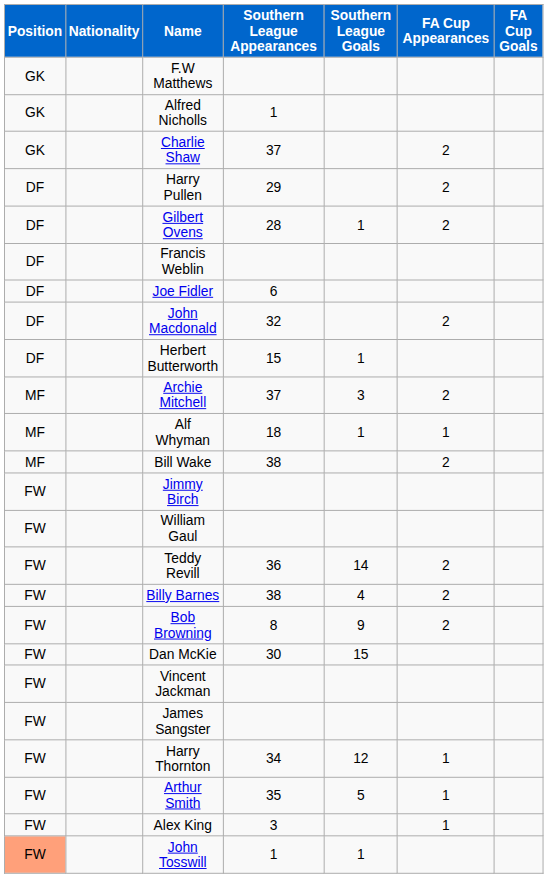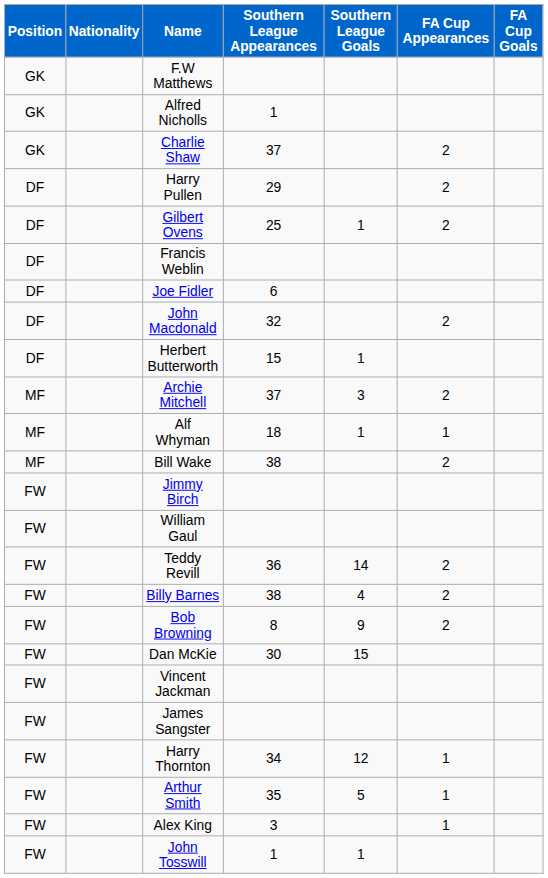(274, 225) 28 -> (274, 225) 25
(35, 855) lightsalmon background -> (35, 855) no background
